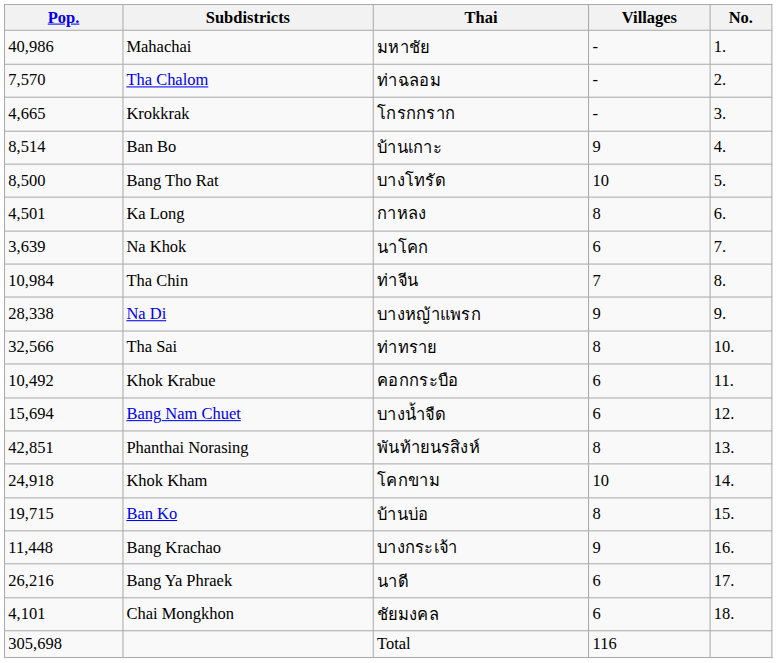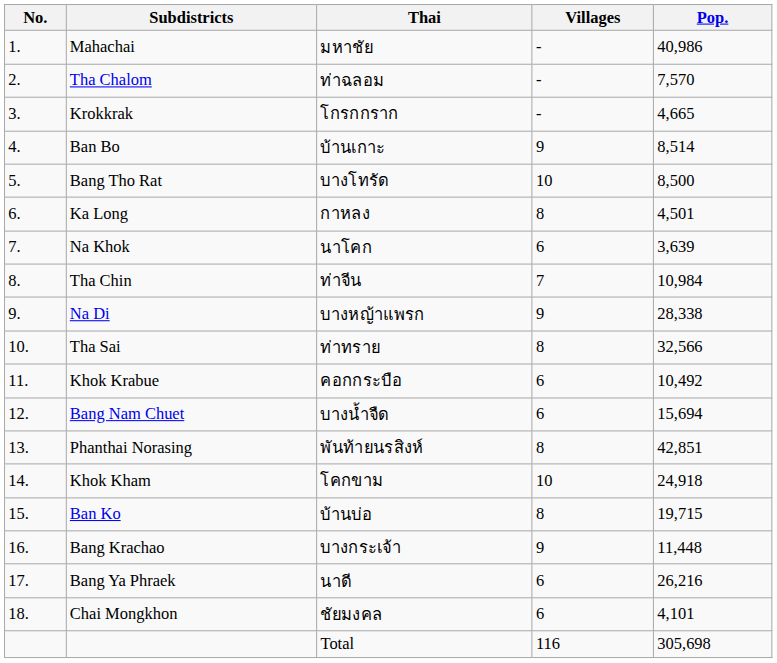columns swapped: (741, 17) <-> (64, 17)
